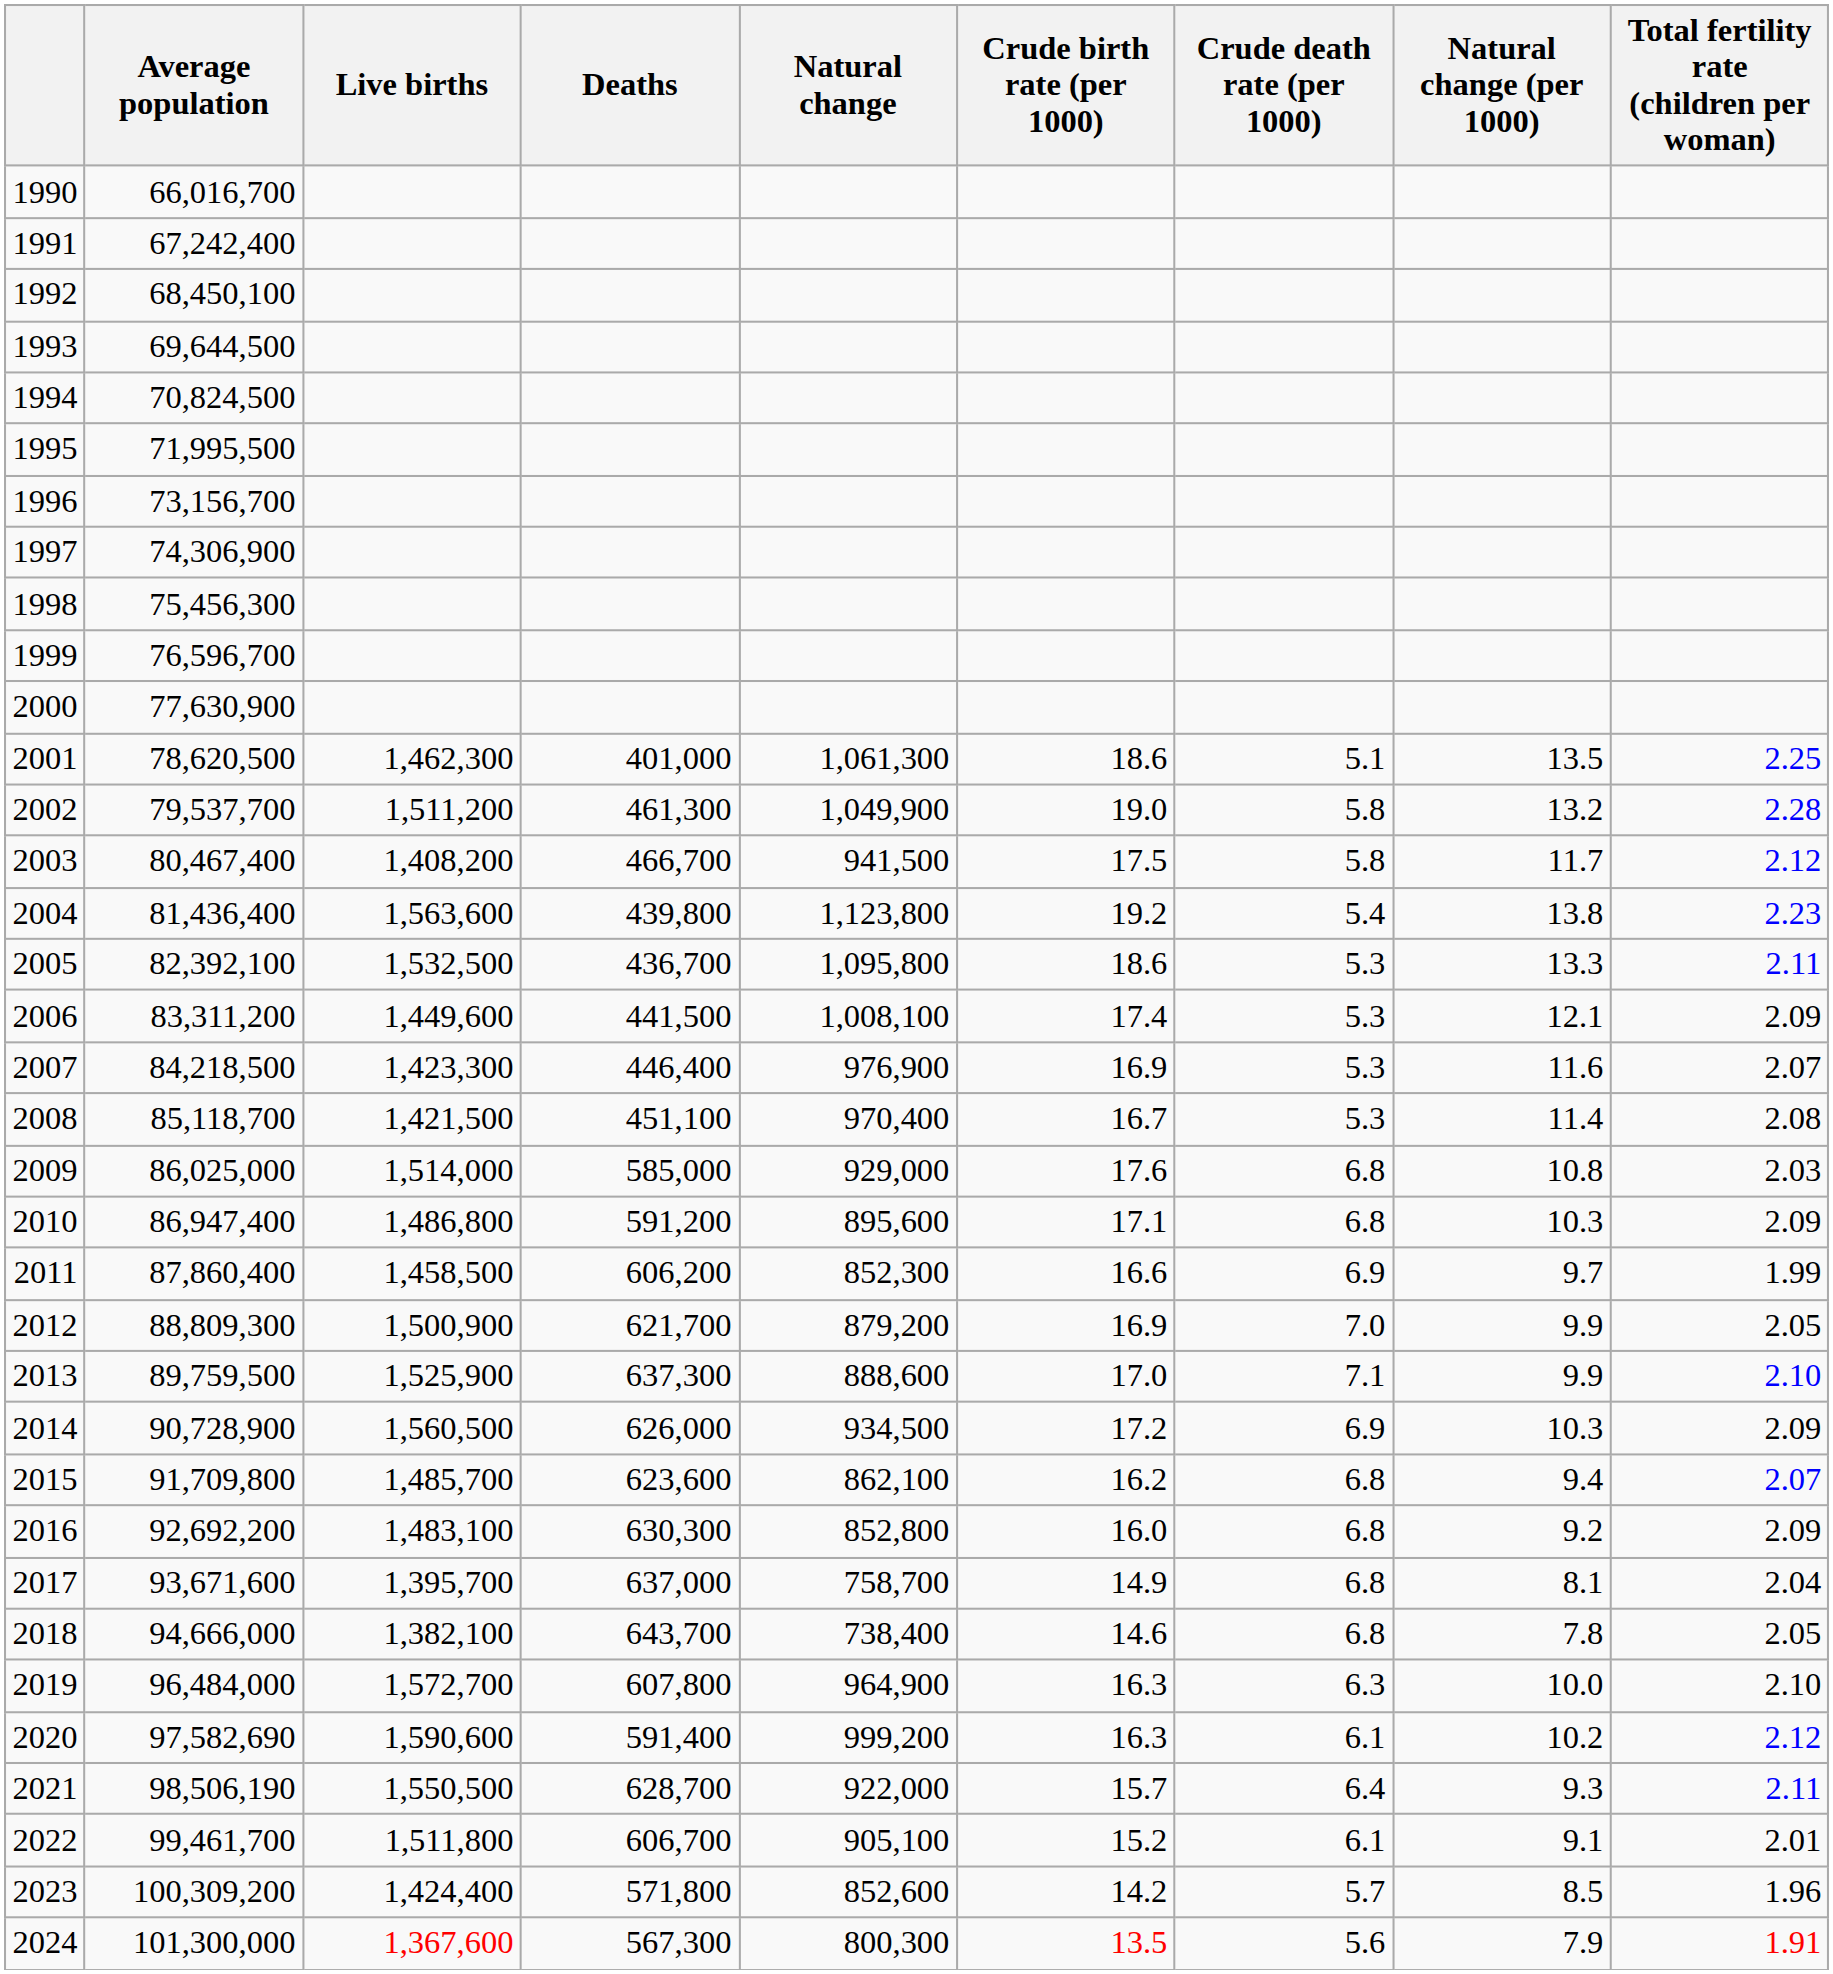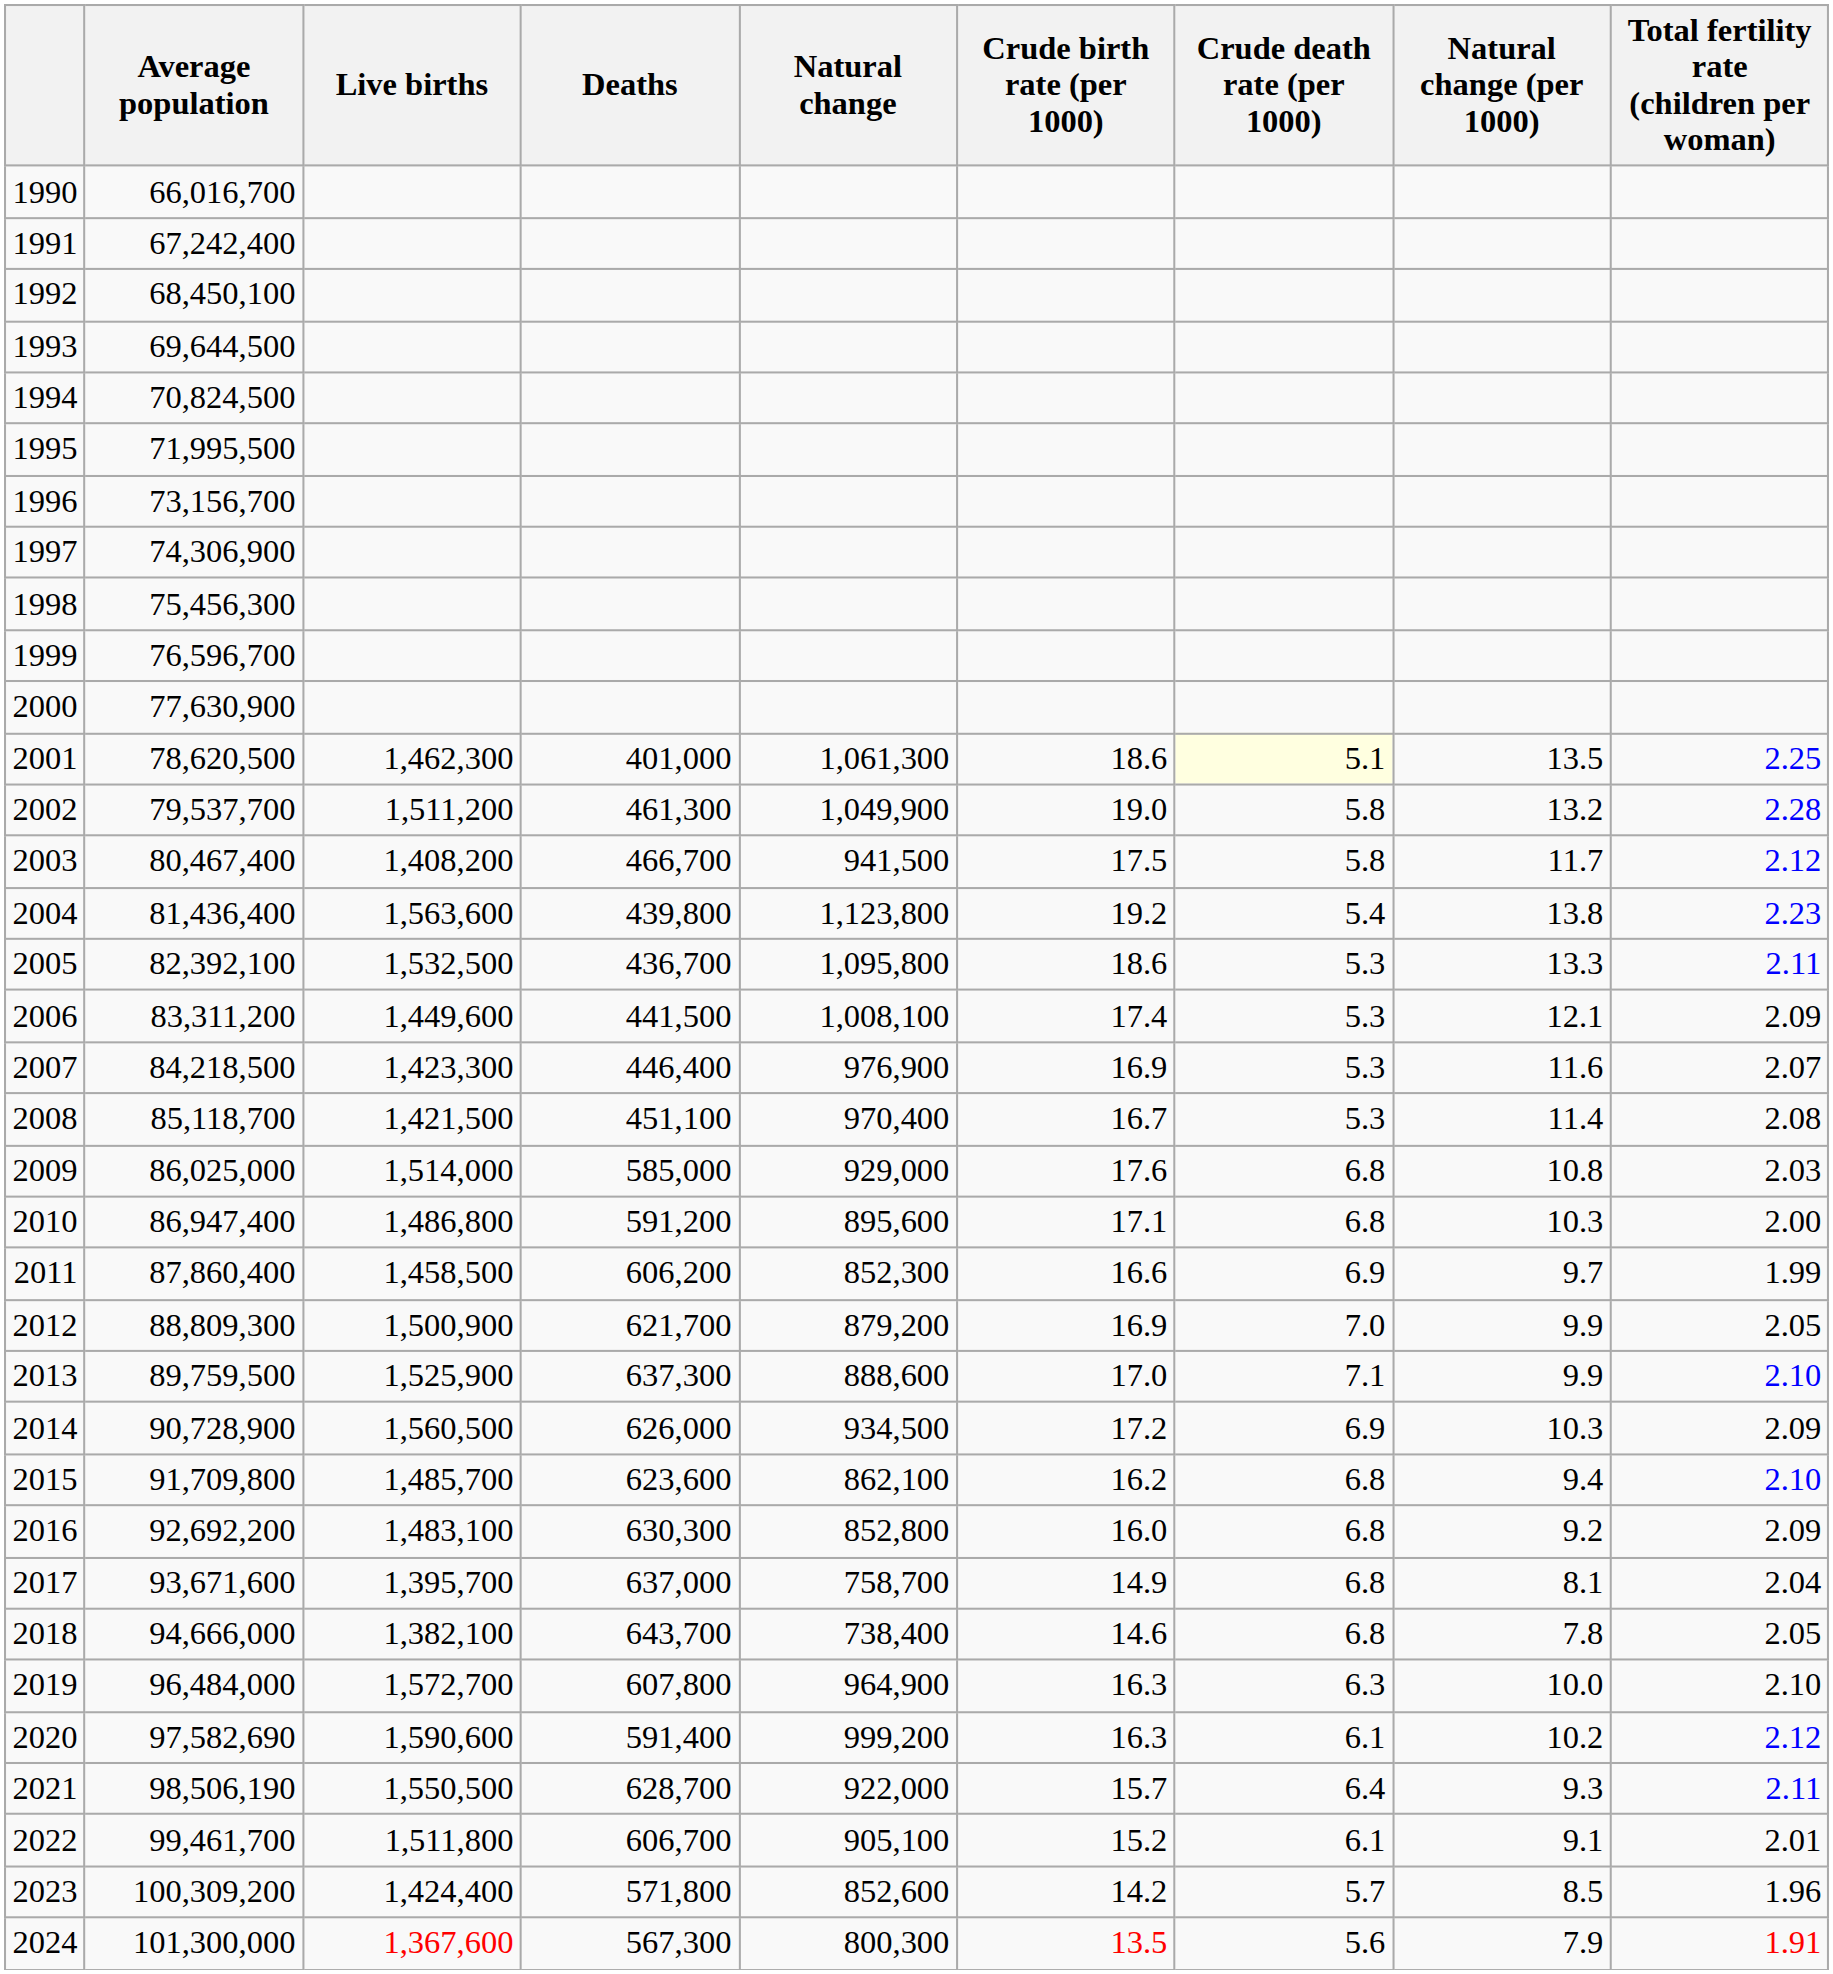(1365, 758) no background -> (1365, 758) lightyellow background
(1793, 1221) 2.09 -> (1793, 1221) 2.00
(1793, 1479) 2.07 -> (1793, 1479) 2.10
